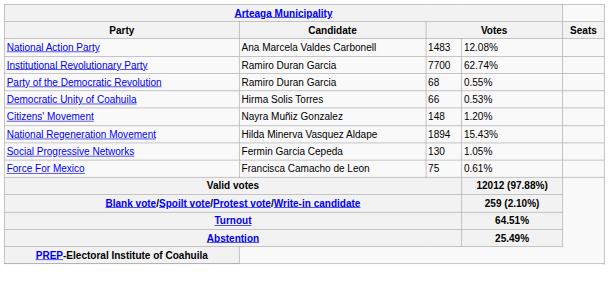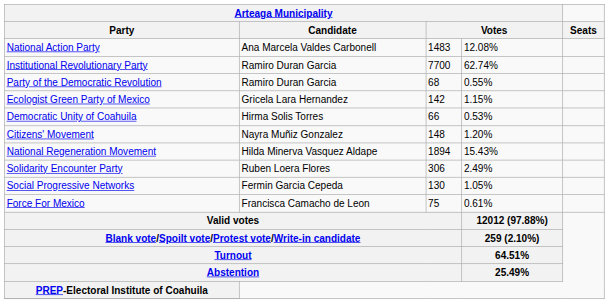+ row: (78, 100)
+ row: (65, 169)
